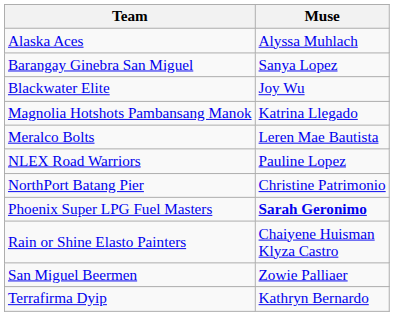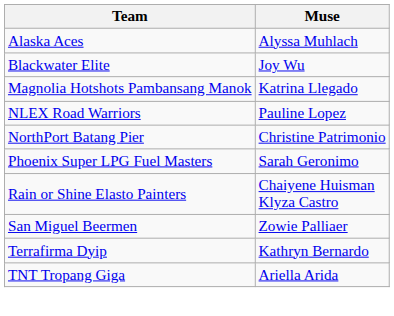- row: (101, 64)
- row: (51, 137)
(313, 209) bold -> (309, 161) normal
+ row: (67, 274)
